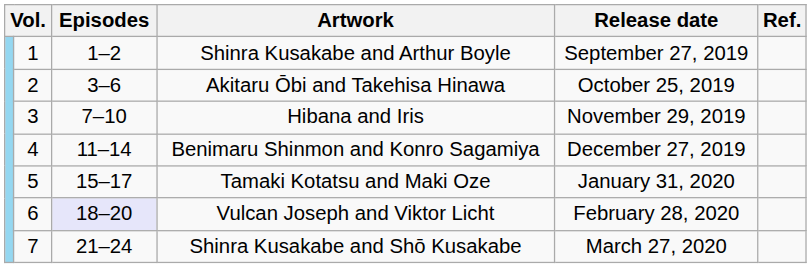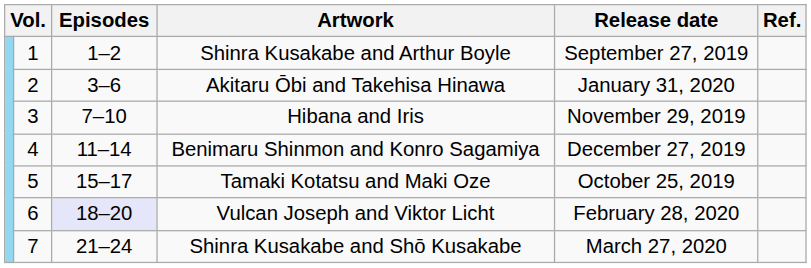(656, 85) October 25, 2019 -> (656, 85) January 31, 2020
(656, 181) January 31, 2020 -> (656, 181) October 25, 2019
